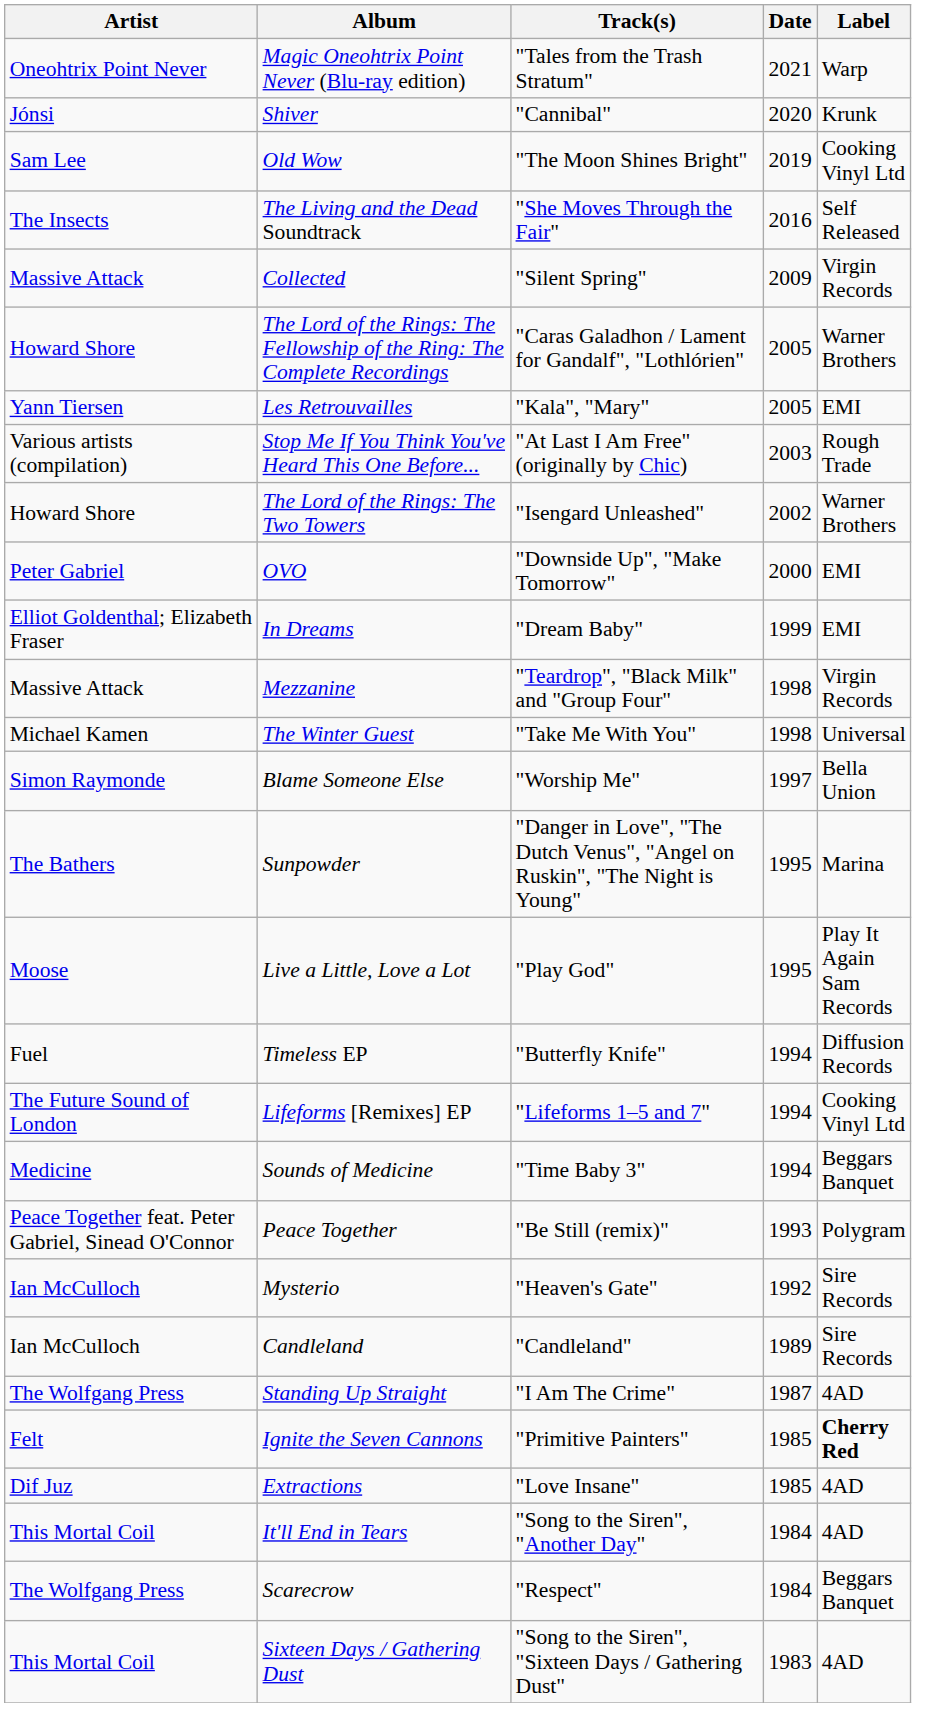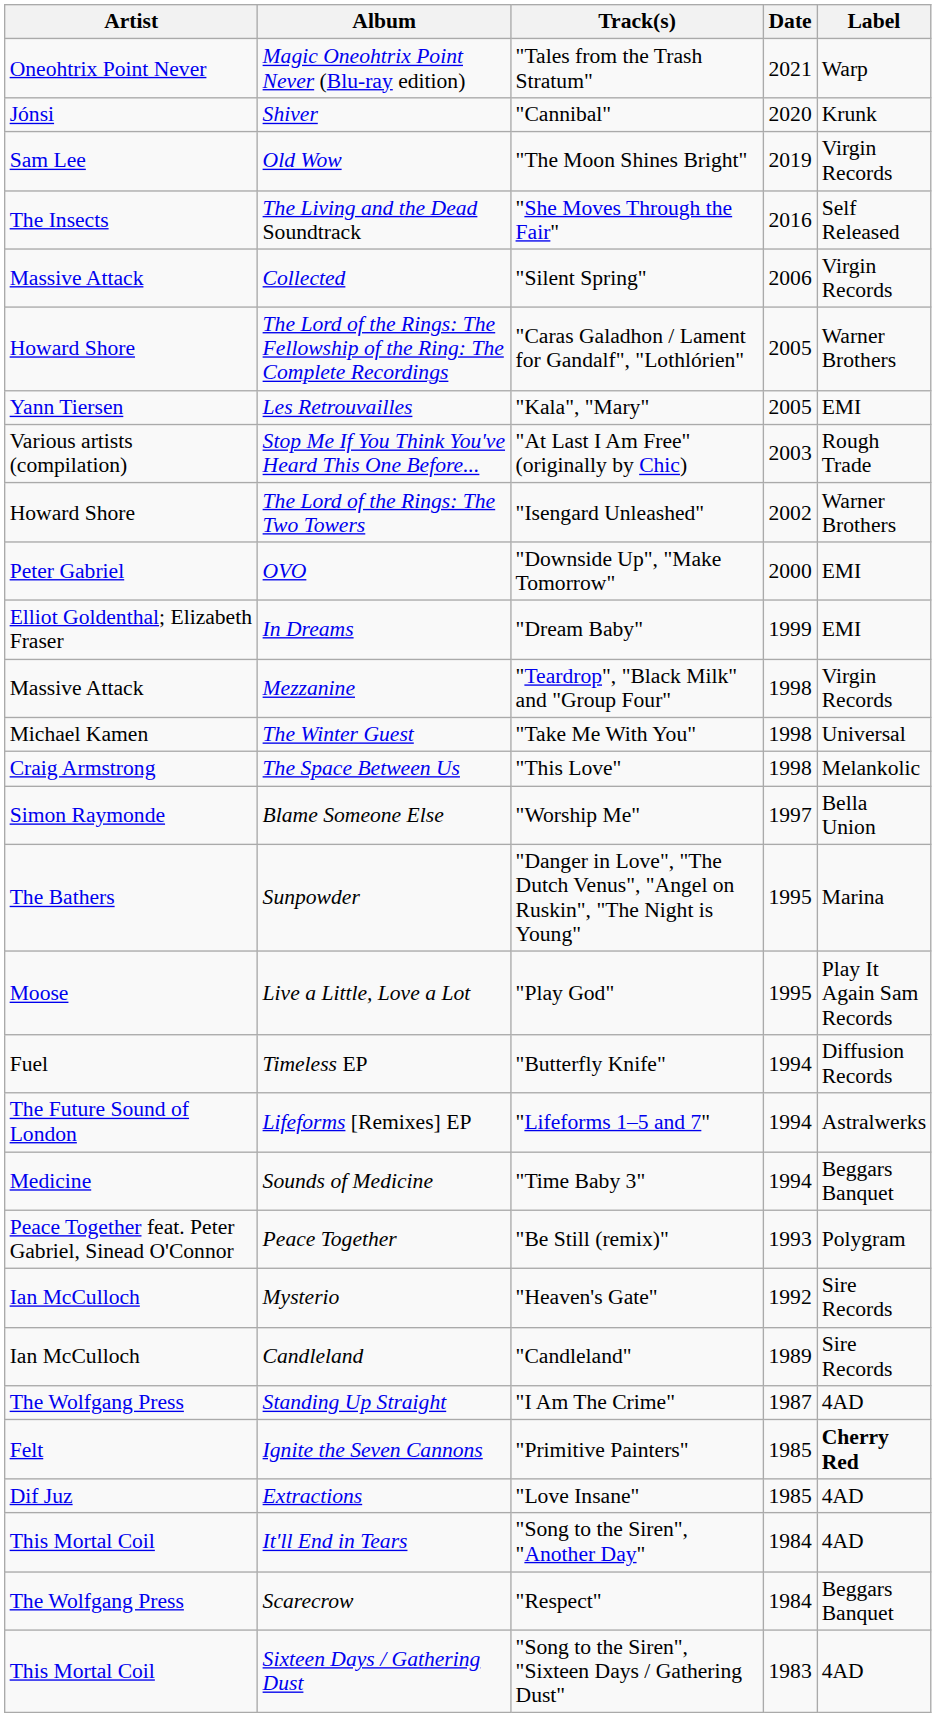(863, 160) Cooking Vinyl Ltd -> (857, 160) Virgin Records
(790, 277) 2009 -> (790, 277) 2006
+ row: (361, 768)
(863, 1112) Cooking Vinyl Ltd -> (874, 1122) Astralwerks
